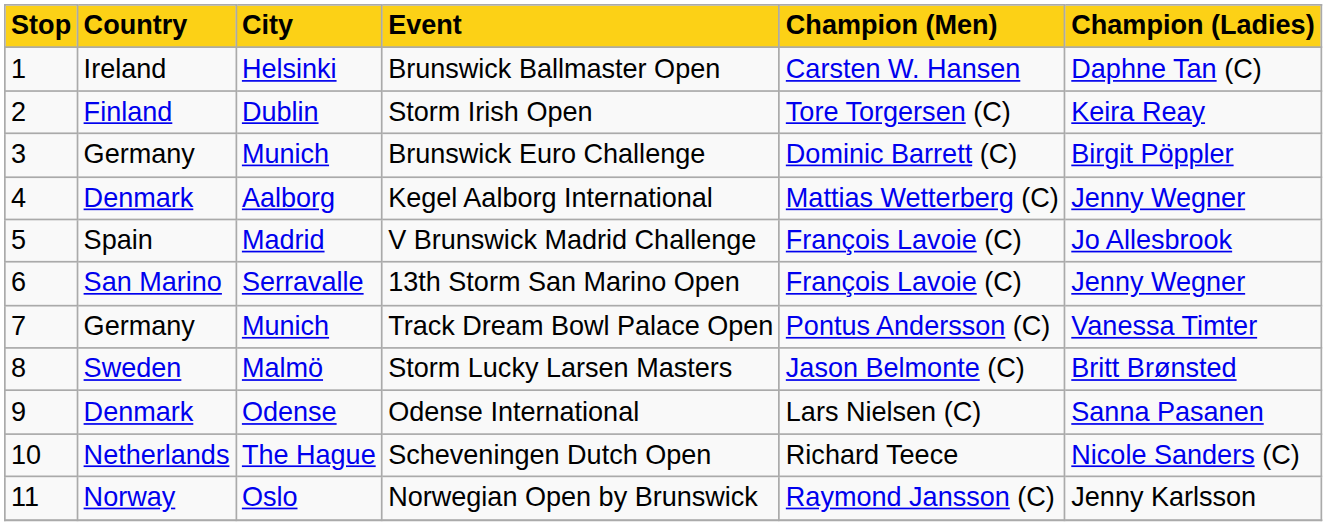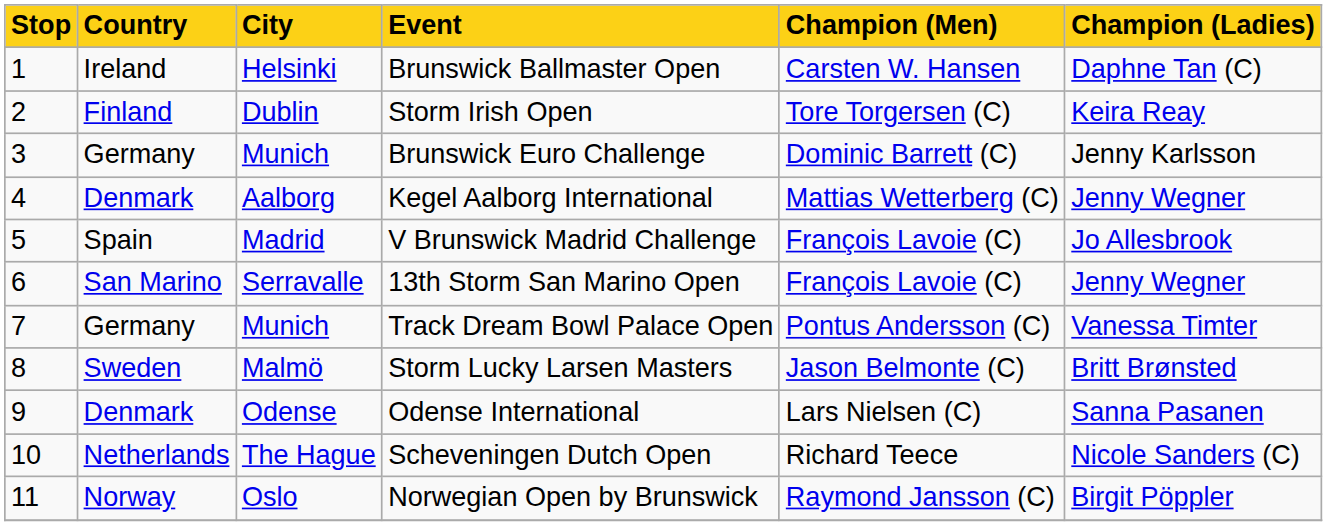(1152, 154) Birgit Pöppler -> (1164, 154) Jenny Karlsson
(1164, 497) Jenny Karlsson -> (1152, 497) Birgit Pöppler
